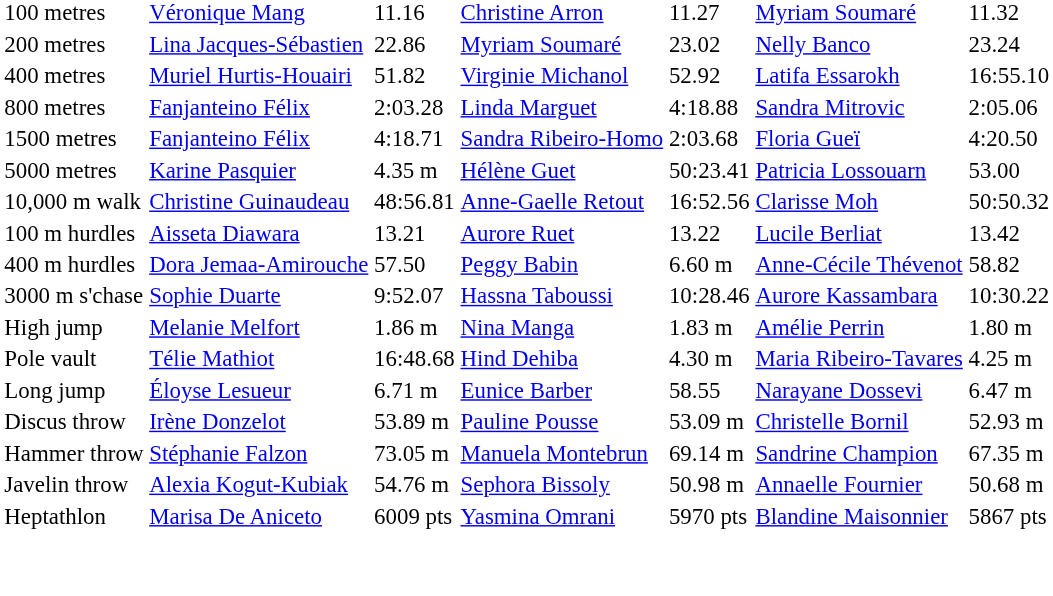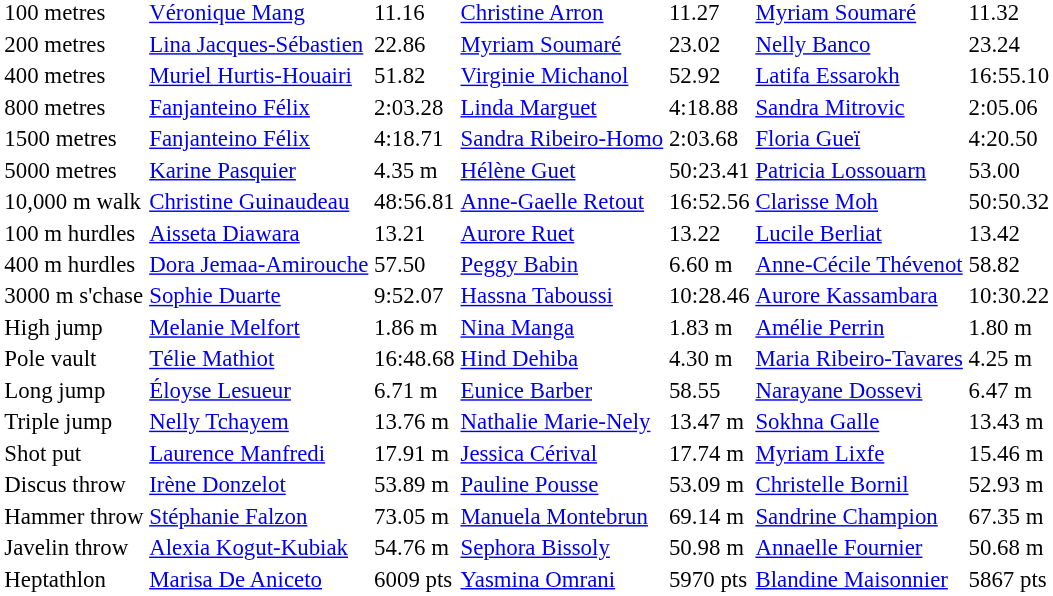+ row: (58, 421)
+ row: (43, 453)
